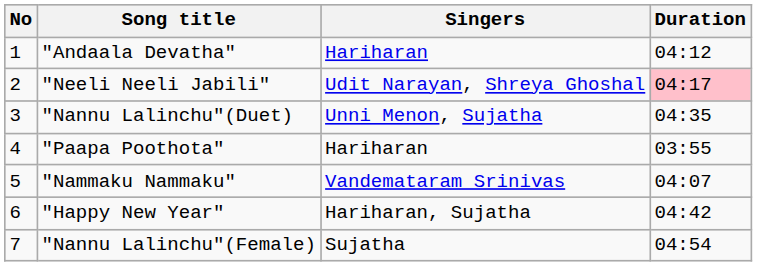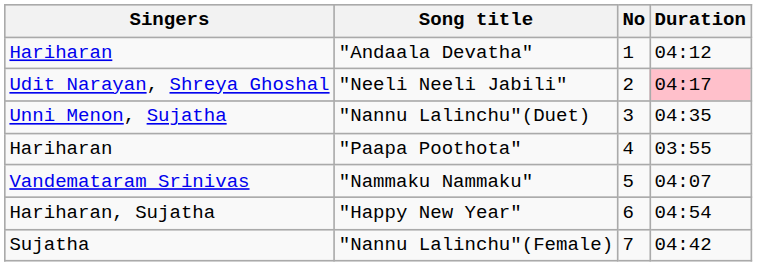columns swapped: (21, 21) <-> (485, 21)
(683, 213) 04:42 -> (683, 213) 04:54
(683, 245) 04:54 -> (683, 245) 04:42
